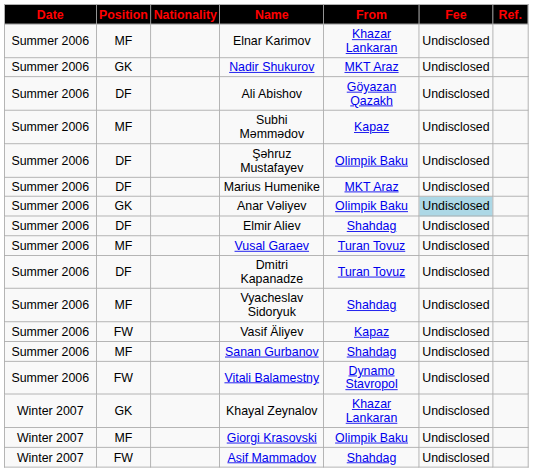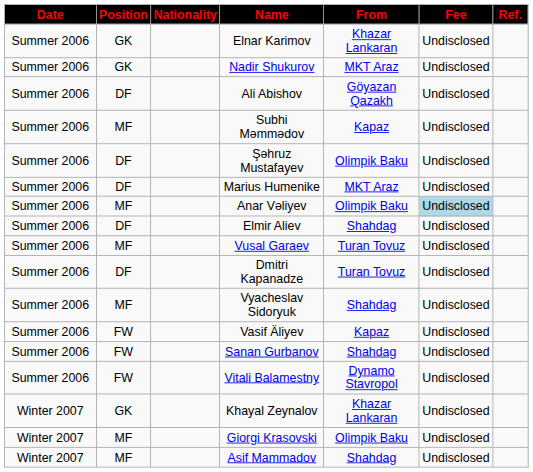(123, 41) MF -> (123, 41) GK
(123, 207) GK -> (123, 207) MF
(123, 352) MF -> (123, 352) FW
(123, 457) FW -> (123, 457) MF
